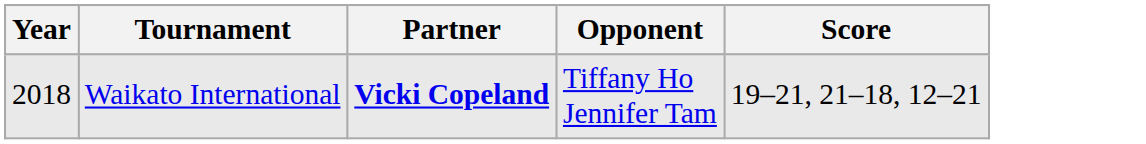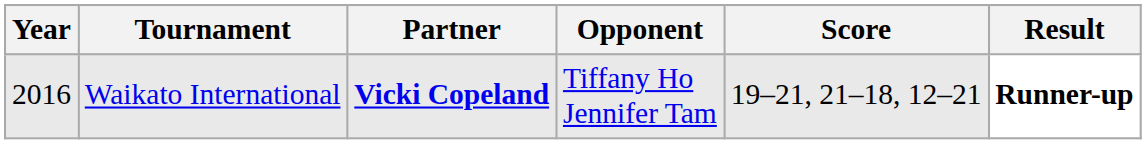+ column: (1064, 29)
(41, 95) 2018 -> (41, 95) 2016
